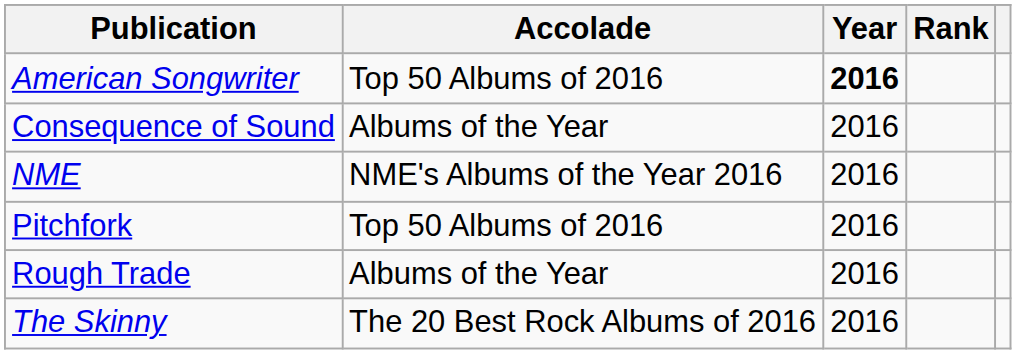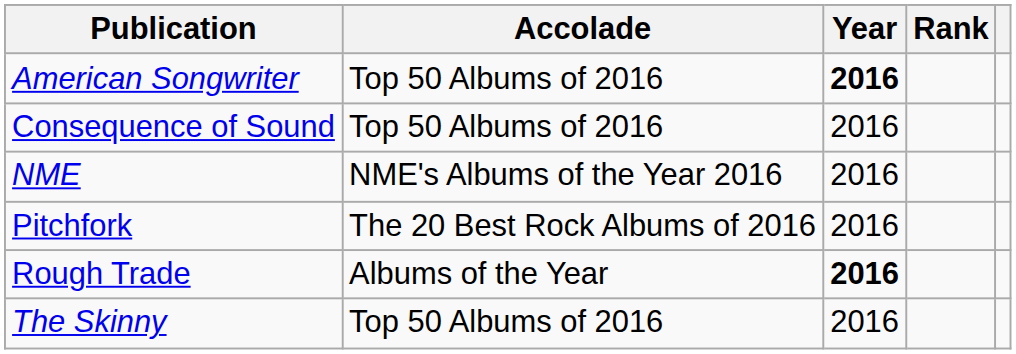(479, 126) Albums of the Year -> (506, 126) Top 50 Albums of 2016
(506, 224) Top 50 Albums of 2016 -> (583, 224) The 20 Best Rock Albums of 2016
(865, 273) normal -> (865, 273) bold
(583, 322) The 20 Best Rock Albums of 2016 -> (506, 322) Top 50 Albums of 2016
